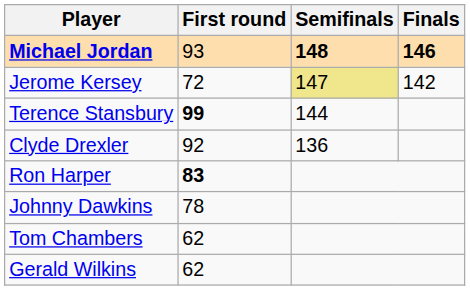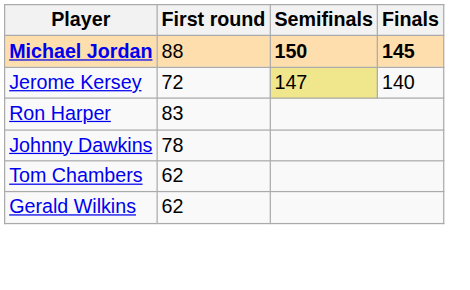(193, 51) 93 -> (172, 51) 88
(312, 51) 148 -> (291, 51) 150
(419, 51) 146 -> (398, 51) 145
(419, 82) 142 -> (398, 82) 140
- row: (91, 113)
- row: (69, 144)
(193, 176) bold -> (172, 113) normal
